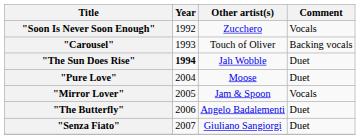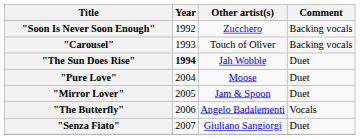(303, 28) Vocals -> (321, 28) Backing vocals
(303, 93) Vocals -> (300, 93) Duet
(300, 110) Duet -> (303, 110) Vocals
